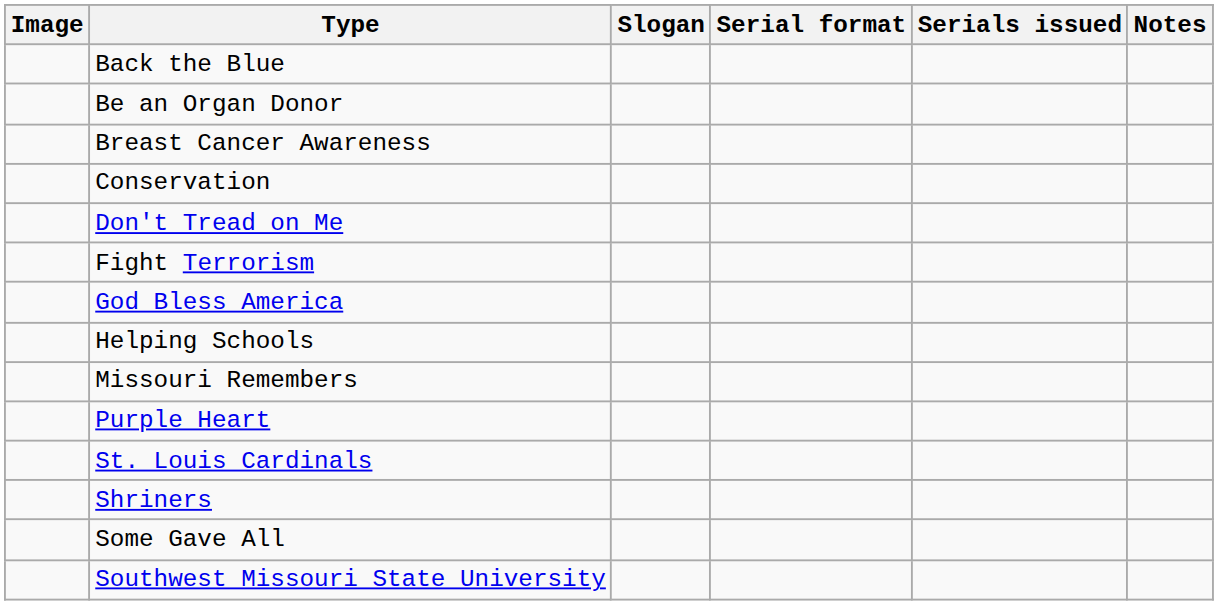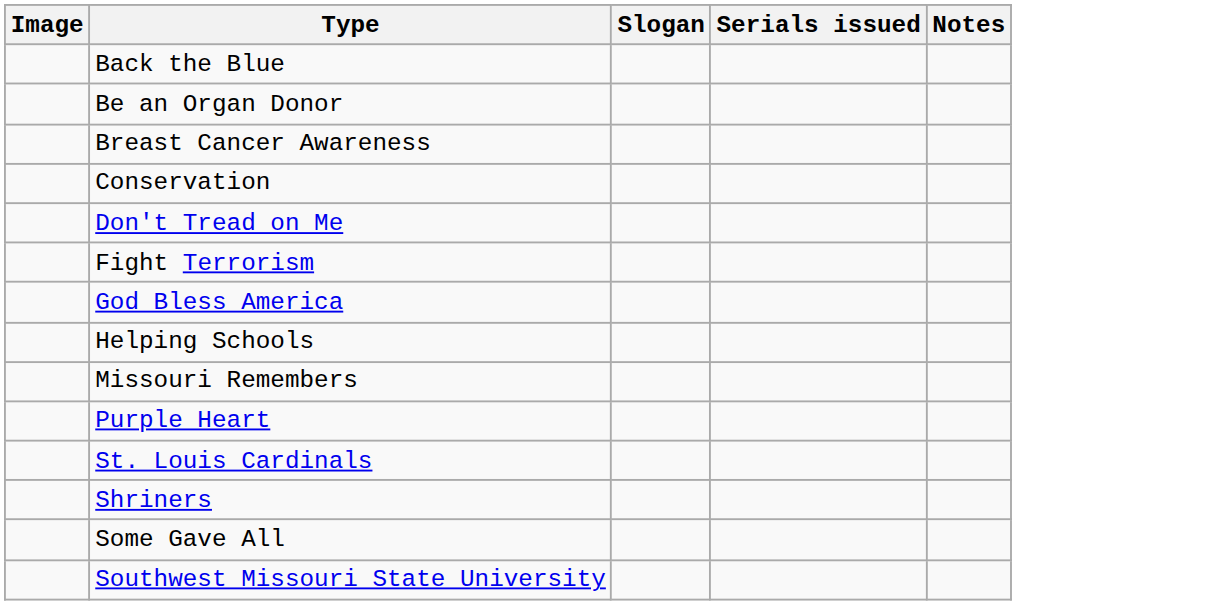- column: (811, 25)
